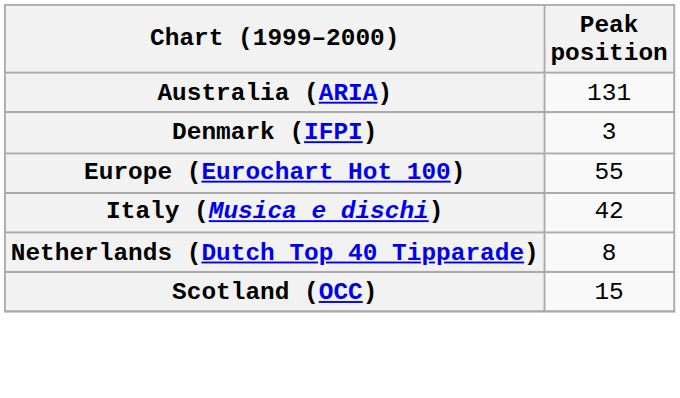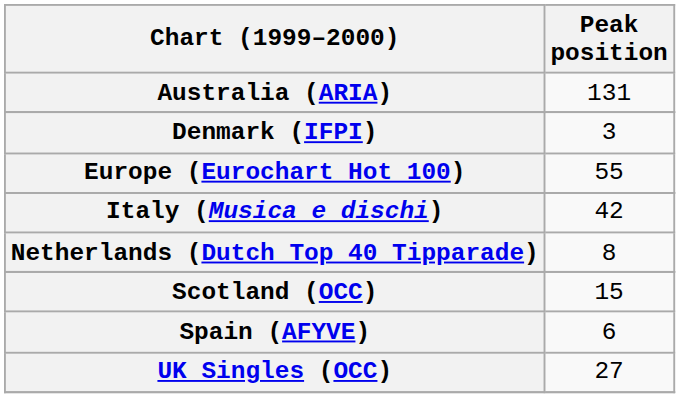+ row: (275, 332)
+ row: (275, 372)
